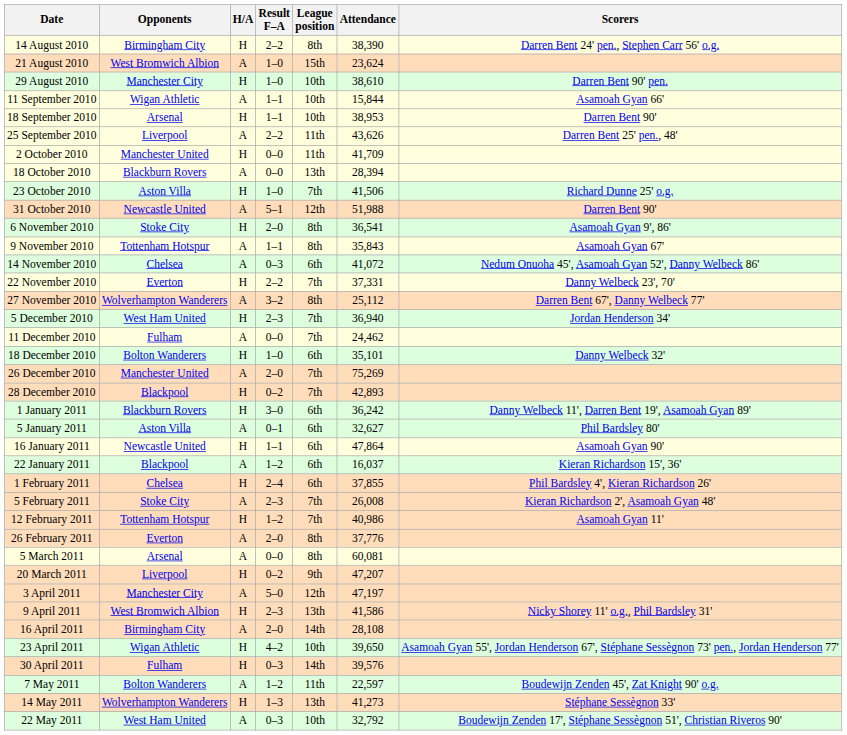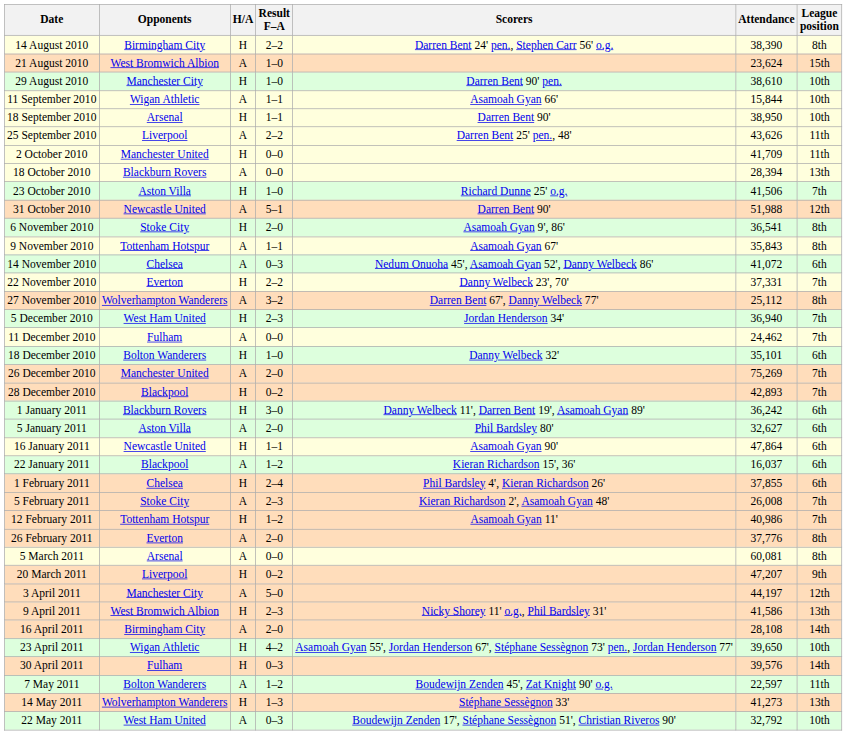columns swapped: (620, 20) <-> (315, 20)
(368, 117) 38,953 -> (766, 117) 38,950
(274, 428) 0–1 -> (274, 428) 2–0
(368, 592) 47,197 -> (766, 592) 44,197
